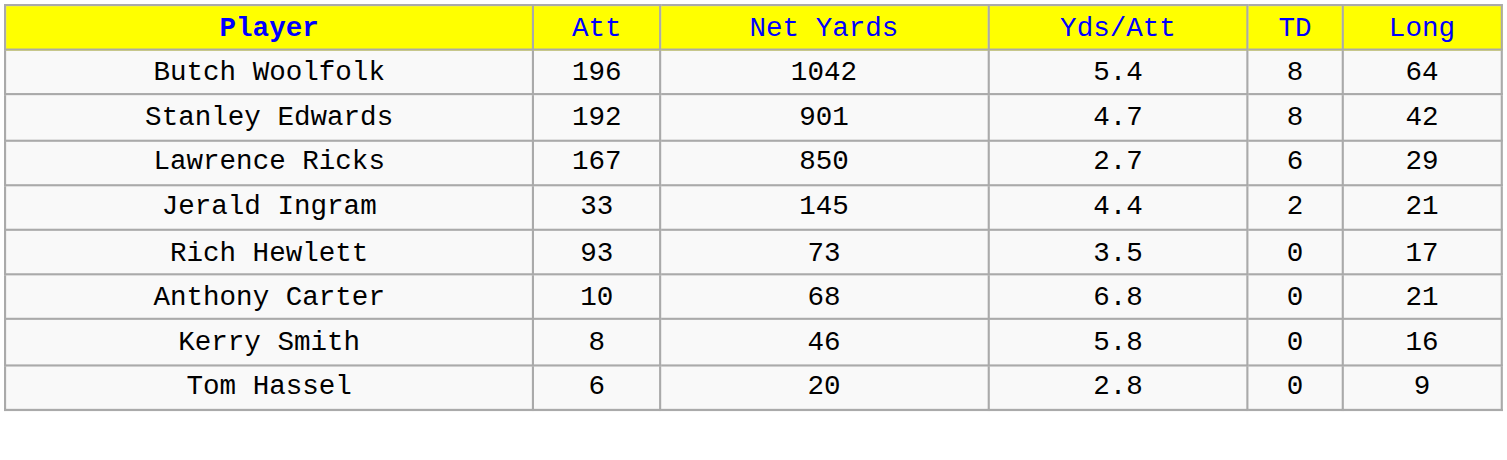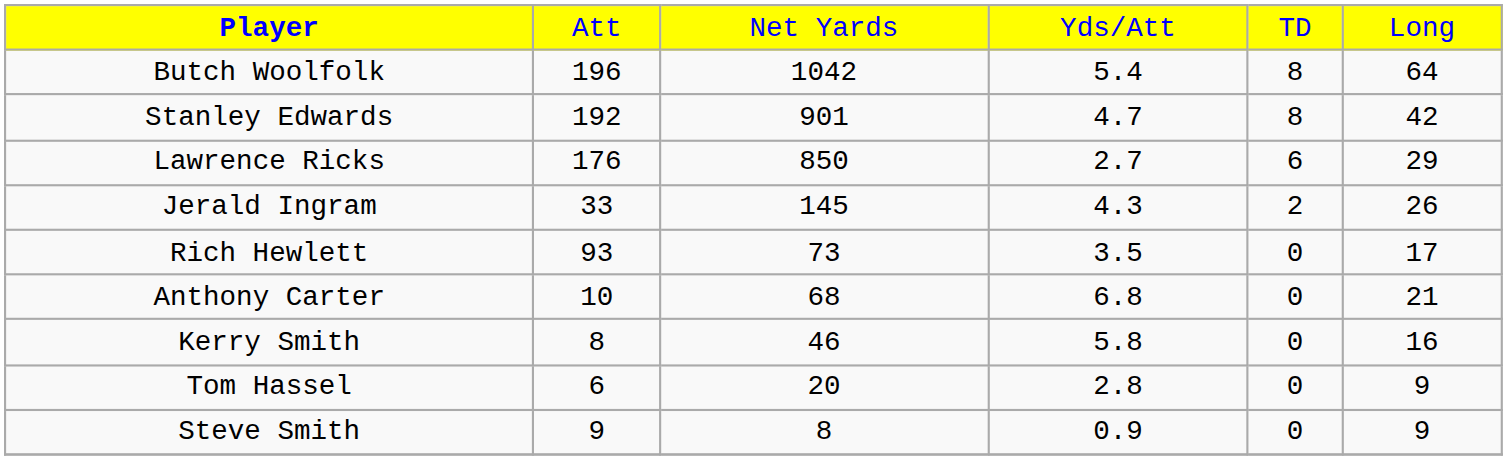(597, 162) 167 -> (597, 162) 176
(1118, 207) 4.4 -> (1118, 207) 4.3
(1422, 207) 21 -> (1422, 207) 26
+ row: (269, 432)
